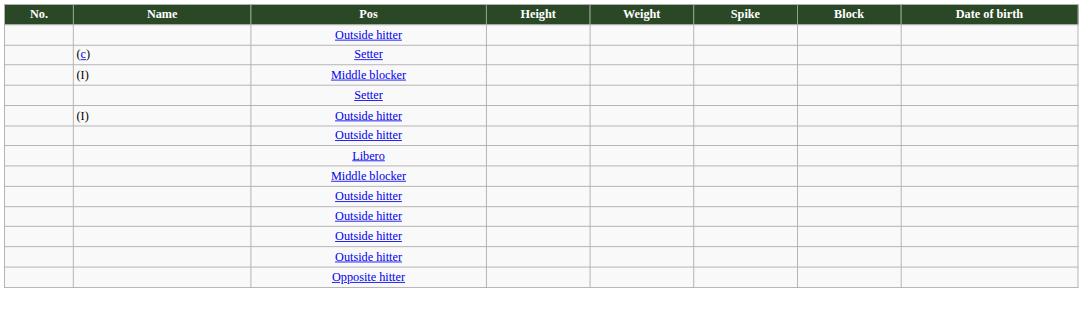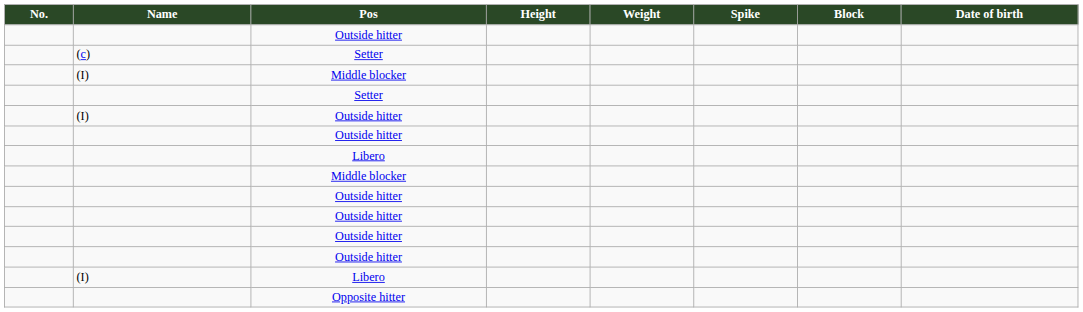+ row: (83, 277)
